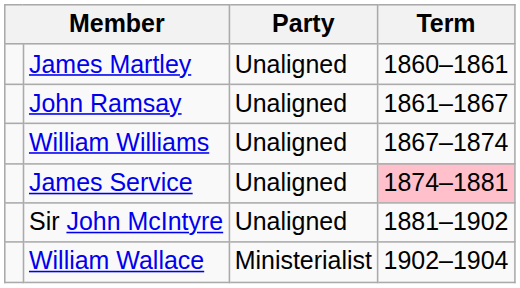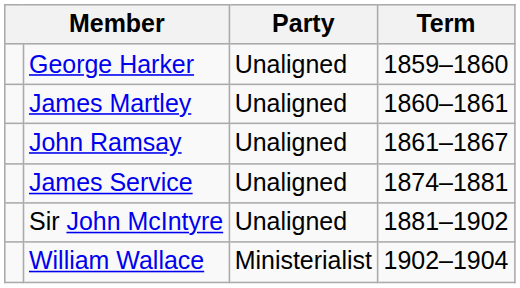+ row: (112, 63)
- row: (119, 143)
(446, 182) pink background -> (446, 182) no background
